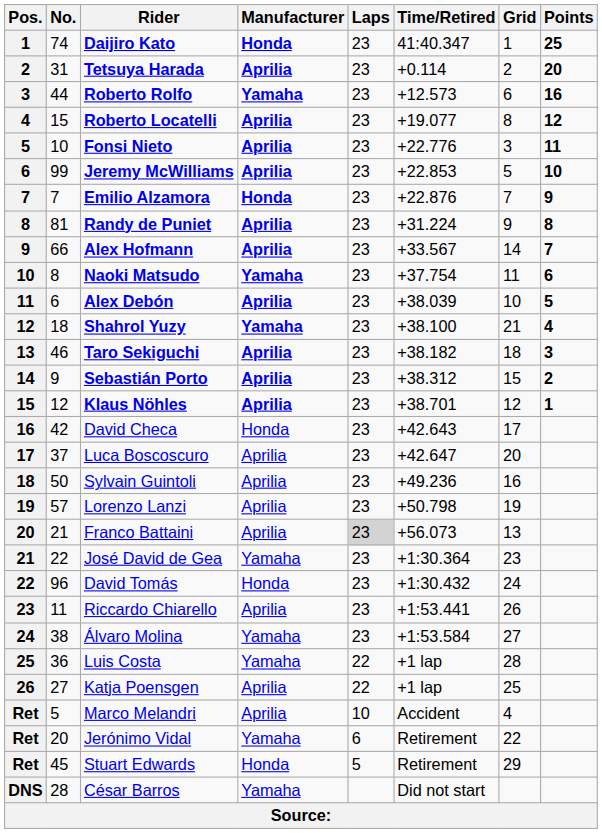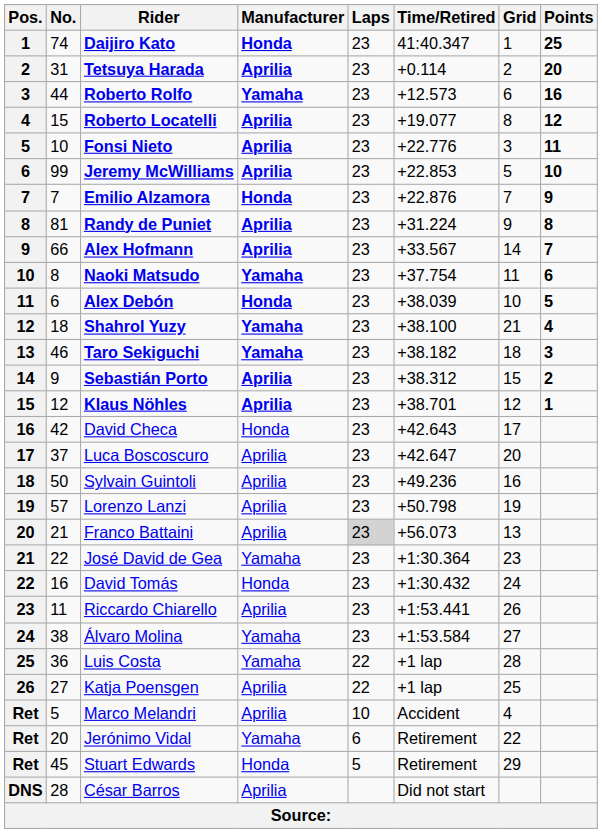(267, 301) Aprilia -> (267, 301) Honda
(267, 352) Aprilia -> (272, 352) Yamaha
(59, 584) 96 -> (59, 584) 16
(271, 790) Yamaha -> (264, 790) Aprilia
